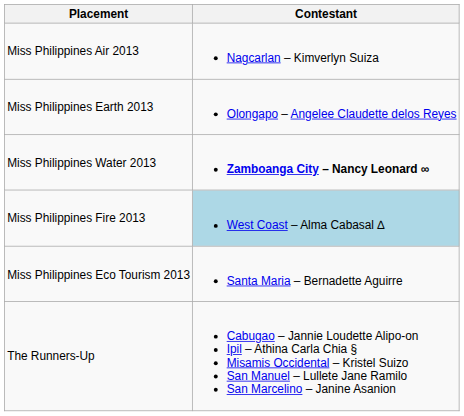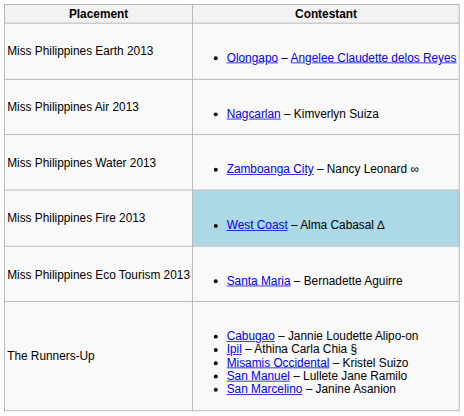rows swapped: (80, 107) <-> (73, 51)
(326, 169) bold -> (326, 169) normal
